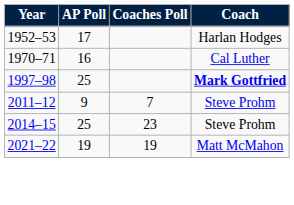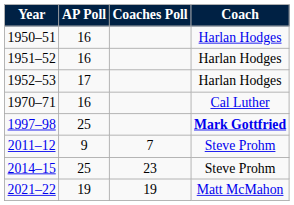+ row: (32, 37)
+ row: (32, 59)
